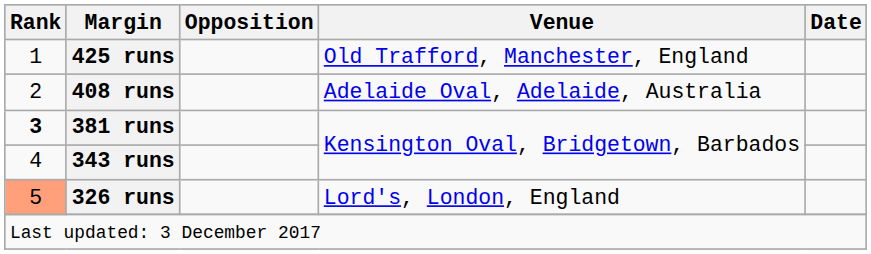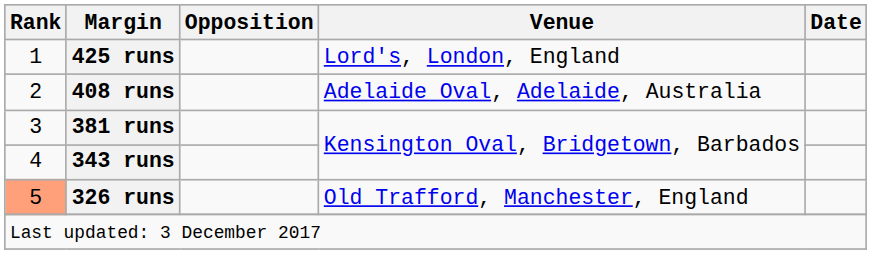(536, 57) Old Trafford, Manchester, England -> (472, 57) Lord's, London, England
(36, 127) bold -> (36, 127) normal
(472, 197) Lord's, London, England -> (536, 197) Old Trafford, Manchester, England
